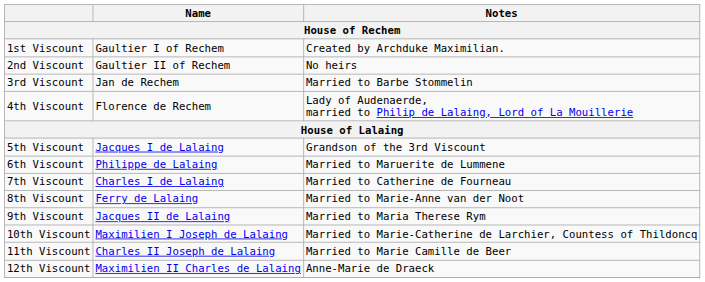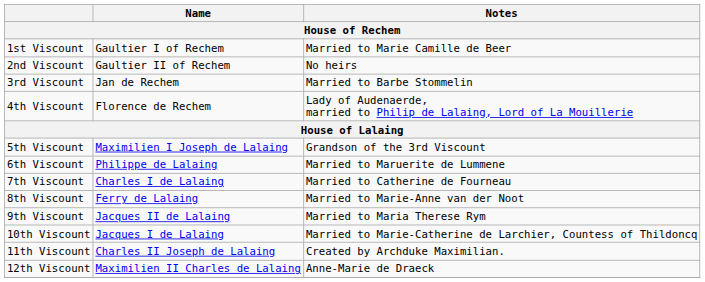(405, 48) Created by Archduke Maximilian. -> (409, 48) Married to Marie Camille de Beer
(160, 147) Jacques I de Lalaing -> (192, 147) Maximilien I Joseph de Lalaing
(192, 234) Maximilien I Joseph de Lalaing -> (160, 234) Jacques I de Lalaing
(409, 251) Married to Marie Camille de Beer -> (405, 251) Created by Archduke Maximilian.
